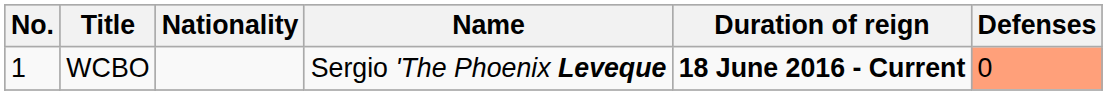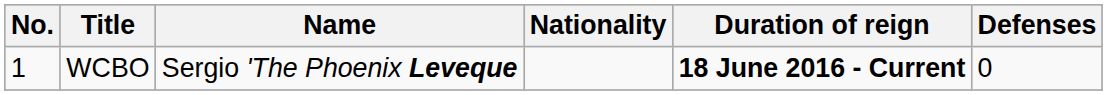columns swapped: (489, 25) <-> (230, 25)
(985, 68) lightsalmon background -> (985, 68) no background
